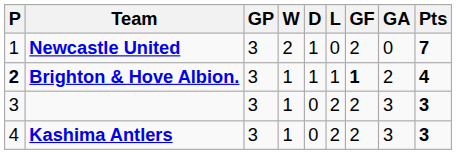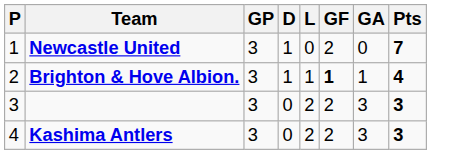- column: (291, 18)
(14, 76) bold -> (14, 76) normal
(388, 76) 2 -> (363, 76) 1
